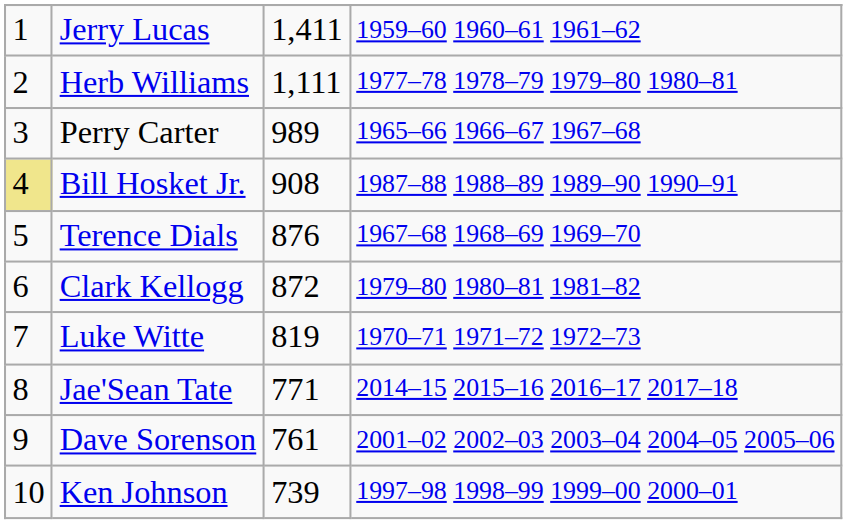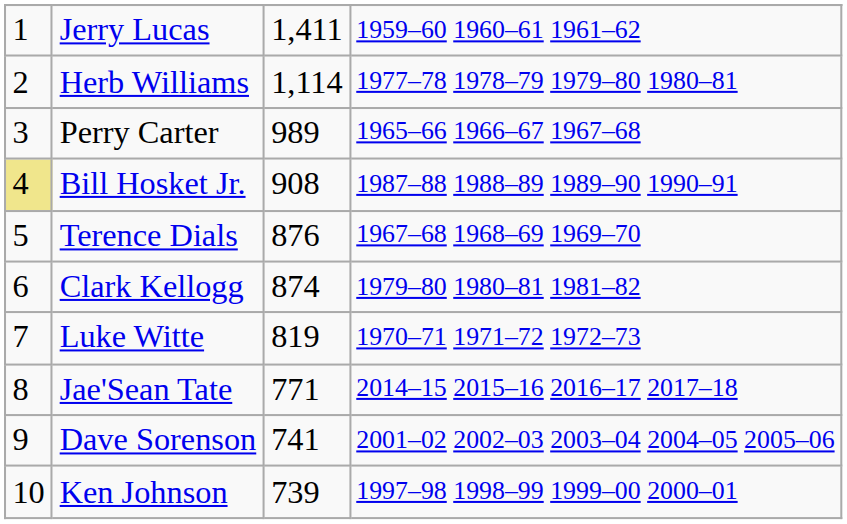(306, 81) 1,111 -> (307, 81) 1,114
(295, 286) 872 -> (295, 286) 874
(295, 440) 761 -> (295, 440) 741
